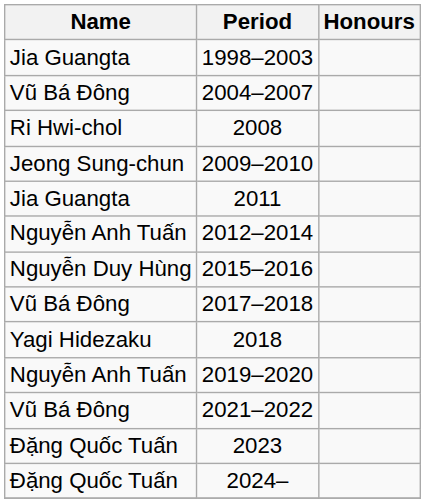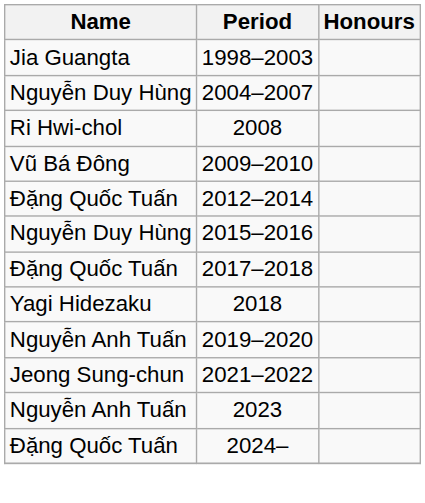(70, 92) Vũ Bá Đông -> (101, 92) Nguyễn Duy Hùng
(97, 163) Jeong Sung-chun -> (70, 163) Vũ Bá Đông
- row: (257, 198)
(98, 233) Nguyễn Anh Tuấn -> (94, 198) Đặng Quốc Tuấn
(70, 304) Vũ Bá Đông -> (94, 269) Đặng Quốc Tuấn
(70, 410) Vũ Bá Đông -> (97, 374) Jeong Sung-chun
(94, 445) Đặng Quốc Tuấn -> (98, 410) Nguyễn Anh Tuấn
